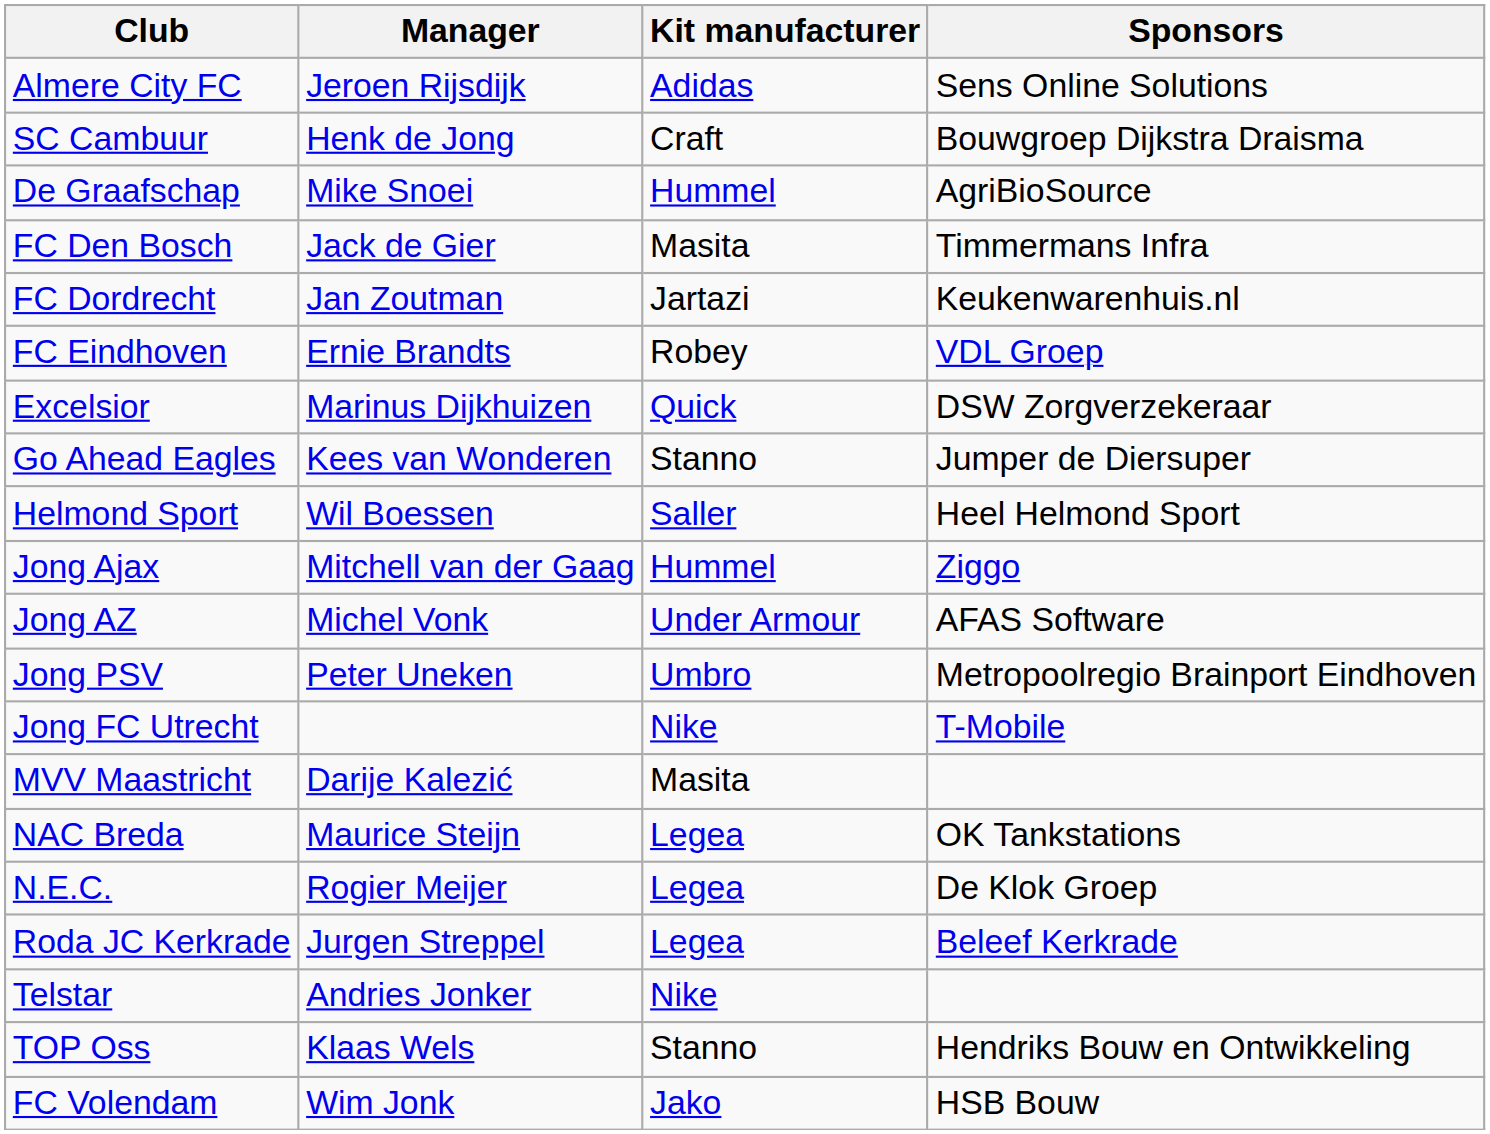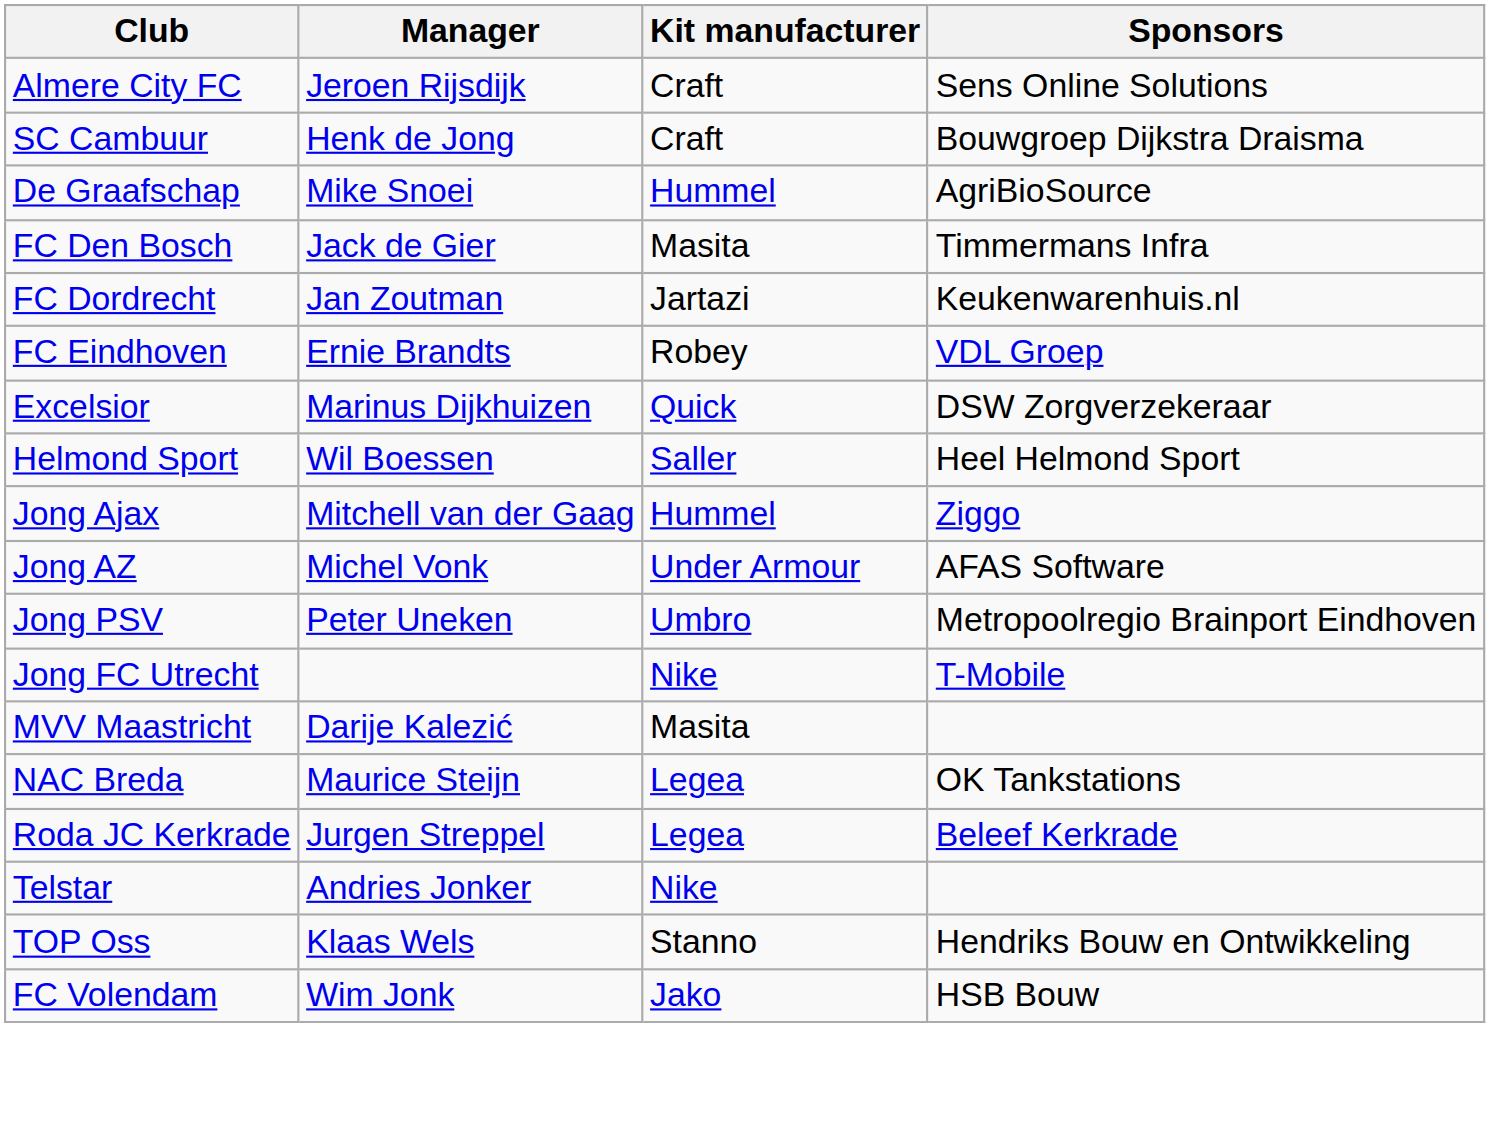(702, 84) Adidas -> (687, 84) Craft
- row: (144, 459)
- row: (63, 887)
